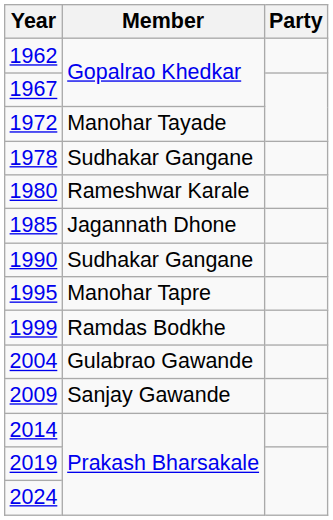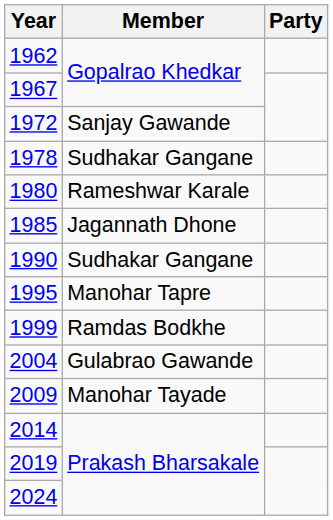(147, 123) Manohar Tayade -> (149, 123) Sanjay Gawande
(149, 395) Sanjay Gawande -> (147, 395) Manohar Tayade
